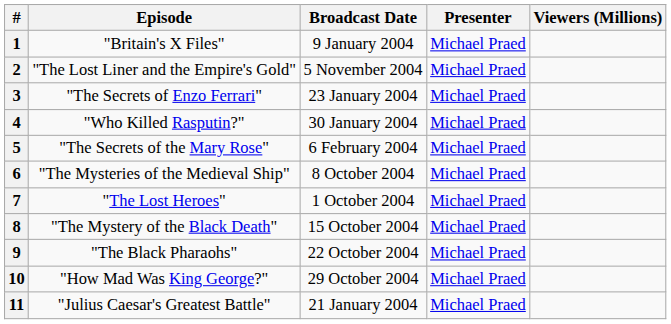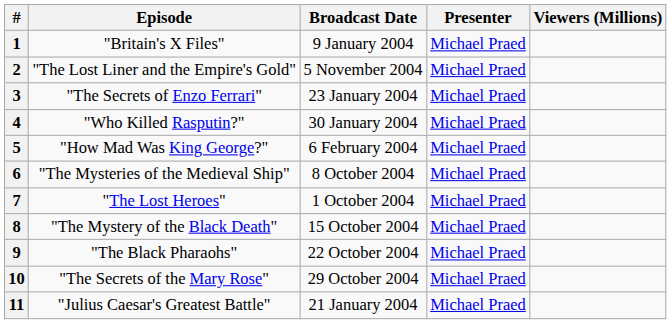(164, 148) "The Secrets of the Mary Rose" -> (164, 148) "How Mad Was King George?"
(164, 278) "How Mad Was King George?" -> (164, 278) "The Secrets of the Mary Rose"
